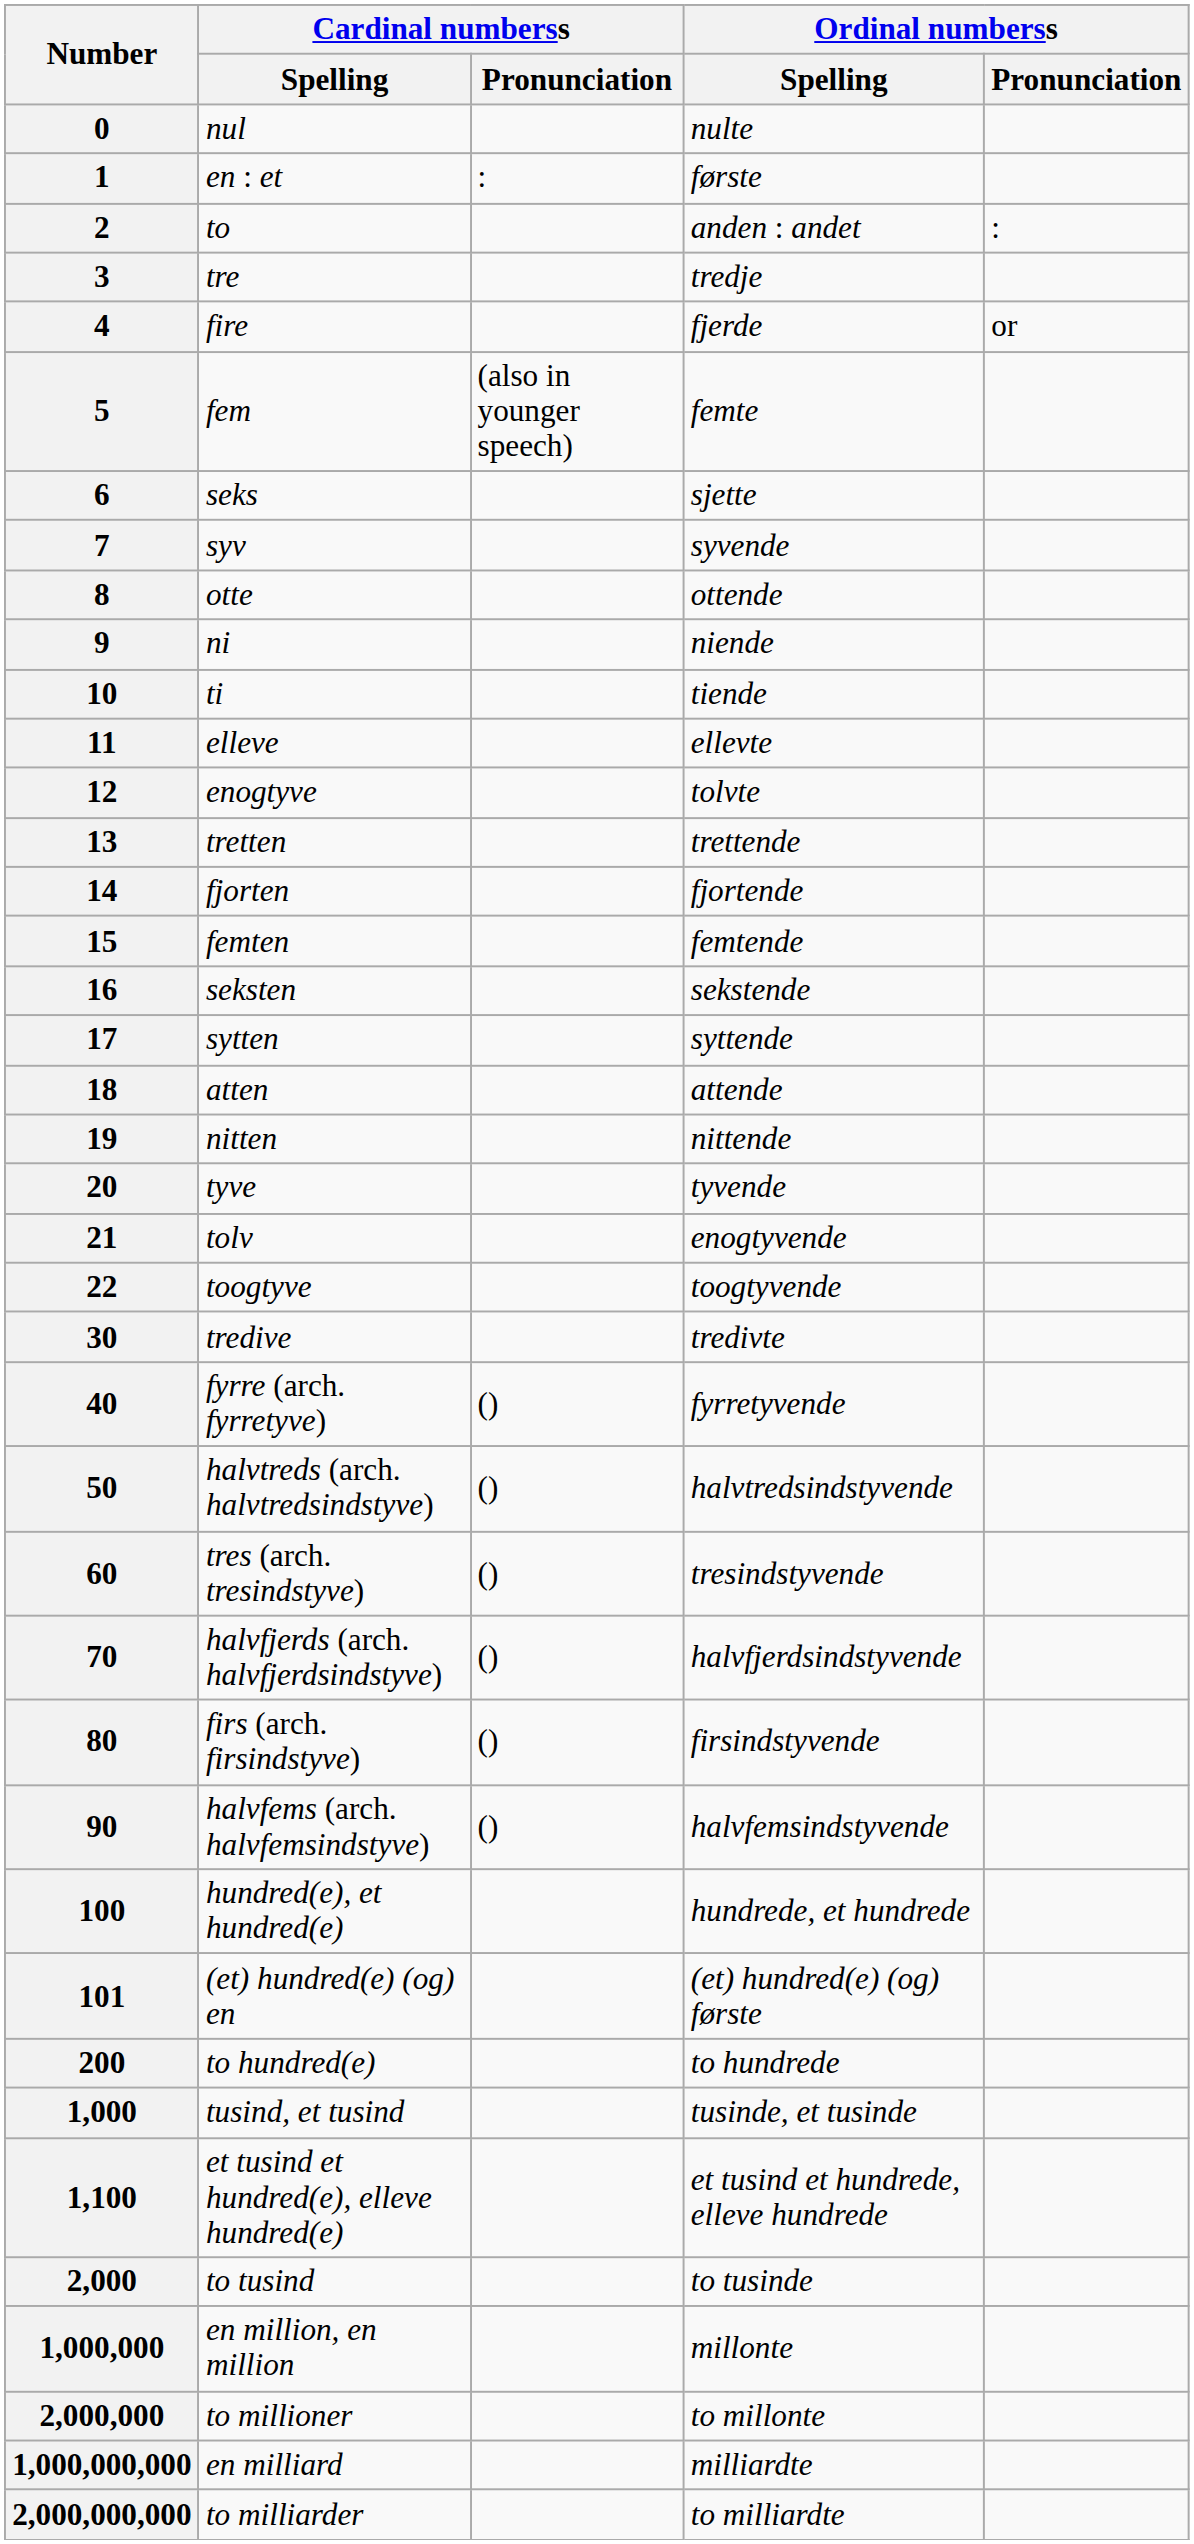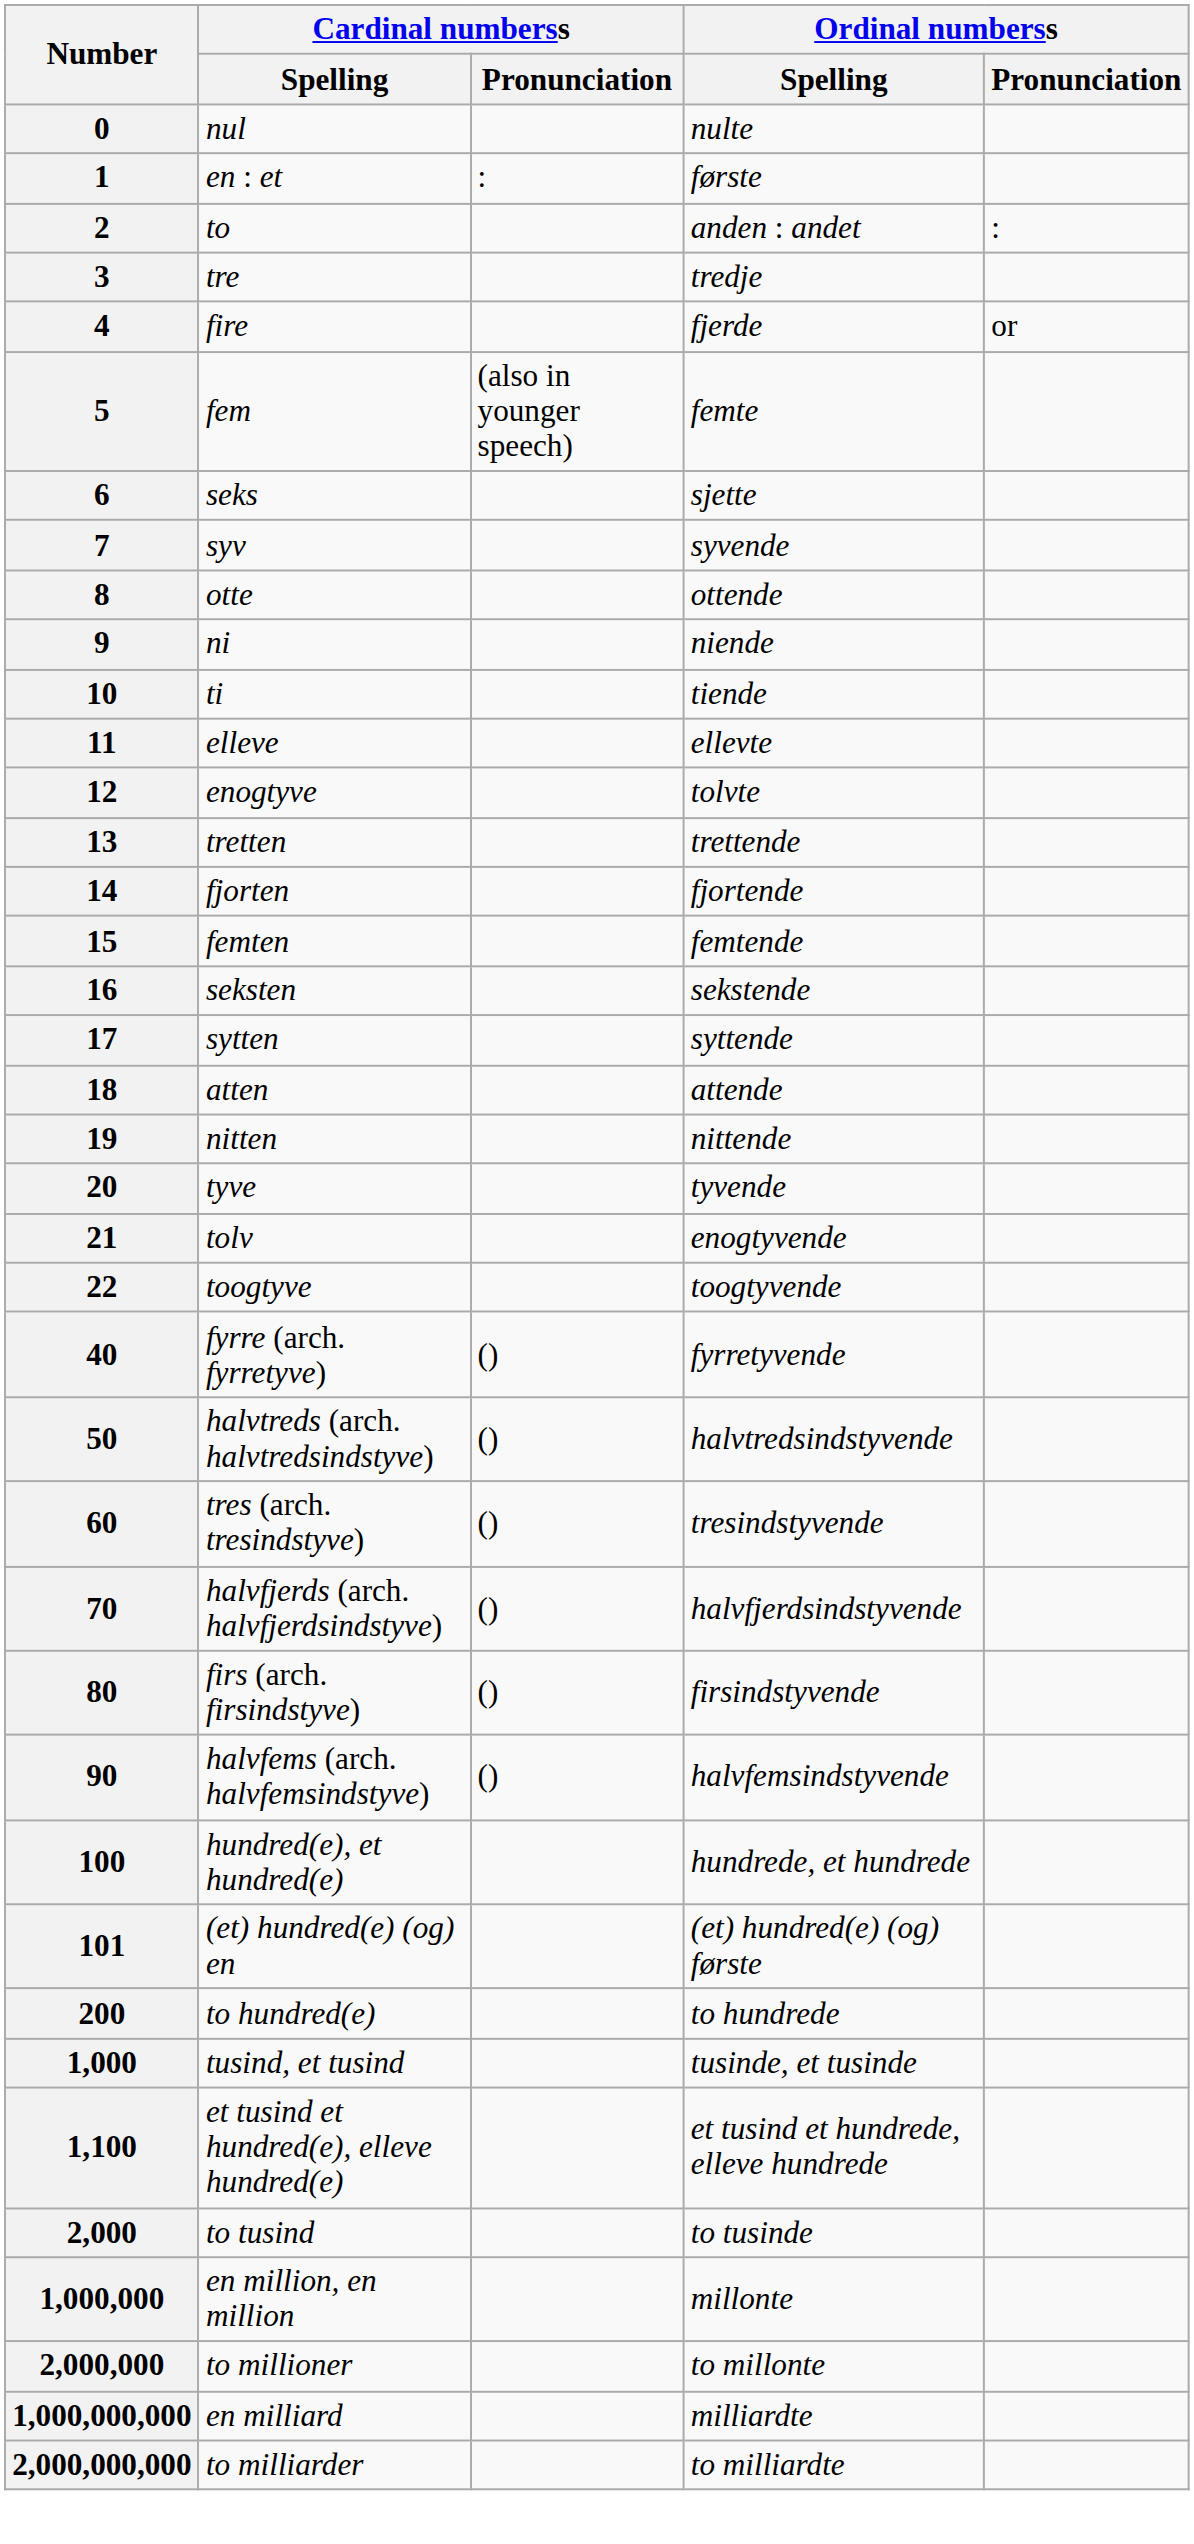- row: (102, 1336)
